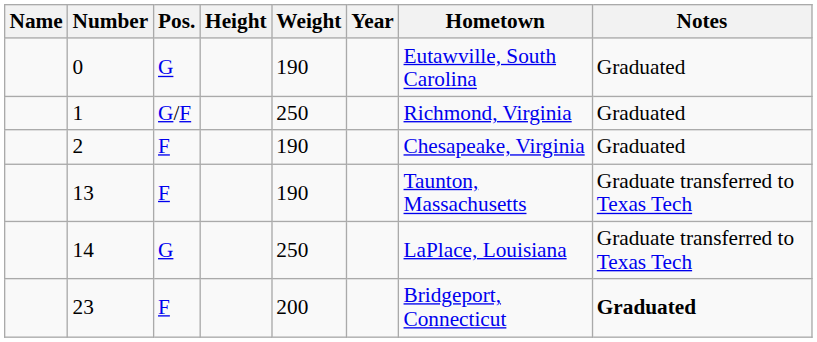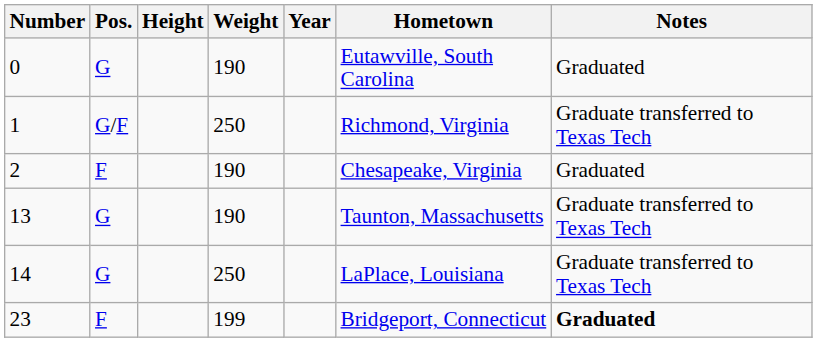- column: (36, 21)
(641, 112) Graduated -> (655, 124) Graduate transferred to Texas Tech
(164, 192) F -> (103, 216) G
(292, 307) 200 -> (229, 319) 199
